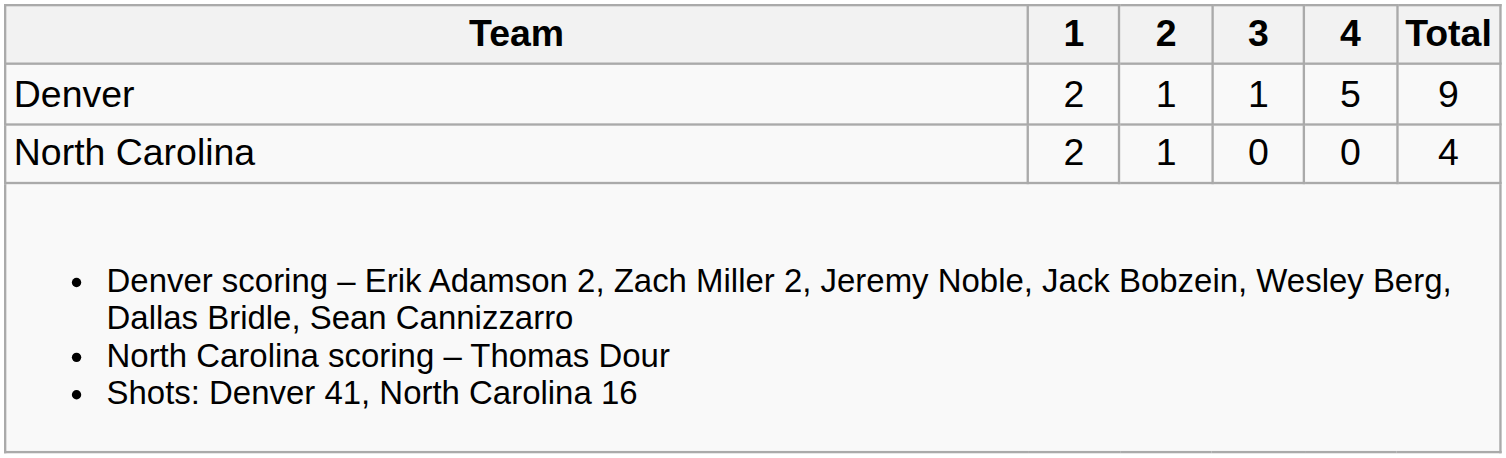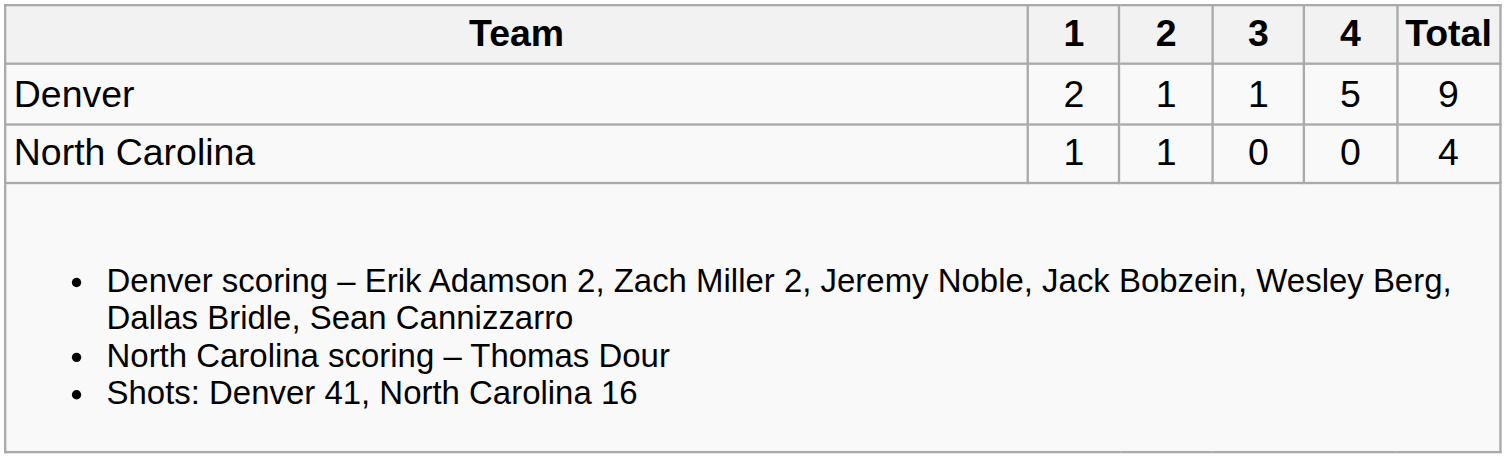(1074, 152) 2 -> (1074, 152) 1
